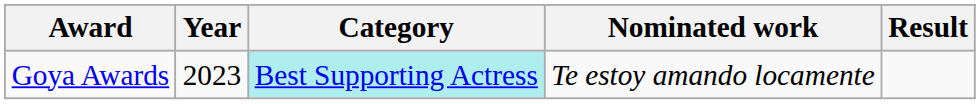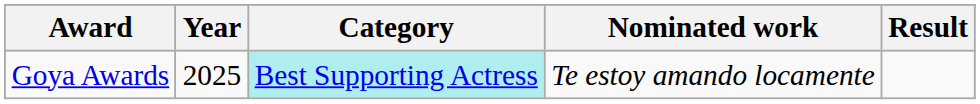(212, 74) 2023 -> (212, 74) 2025
